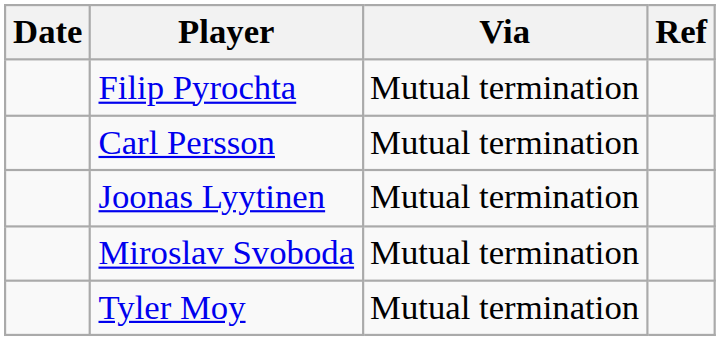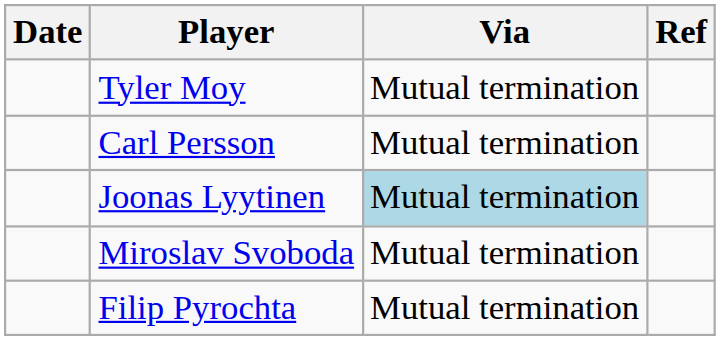rows swapped: (172, 307) <-> (197, 87)
(505, 197) no background -> (505, 197) lightblue background
